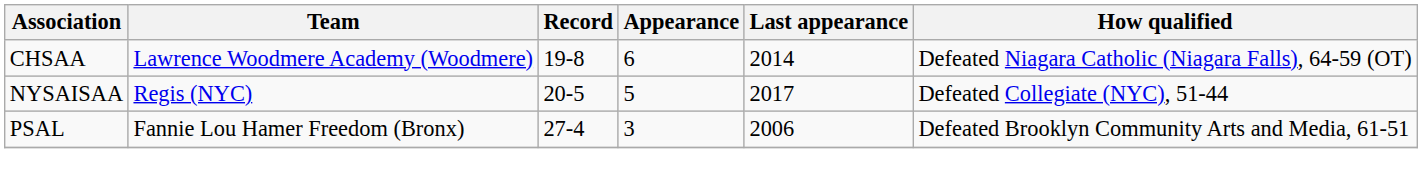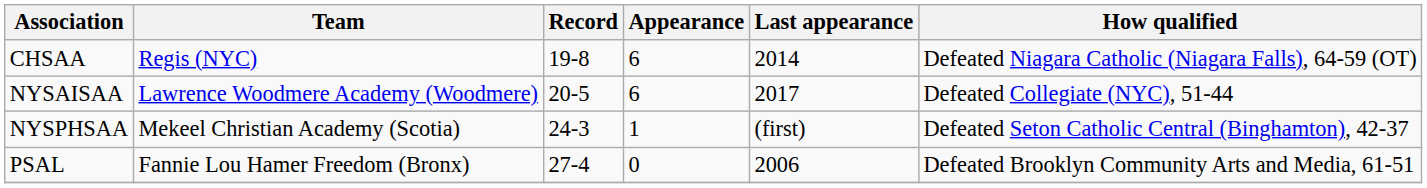(333, 57) Lawrence Woodmere Academy (Woodmere) -> (198, 57) Regis (NYC)
(193, 93) Regis (NYC) -> (338, 93) Lawrence Woodmere Academy (Woodmere)
(629, 93) 5 -> (634, 93) 6
+ row: (69, 128)
(629, 128) 3 -> (634, 164) 0
